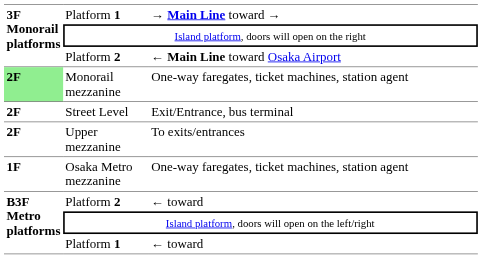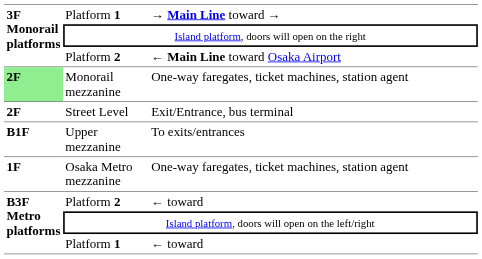(14, 132) 2F -> (18, 132) B1F
